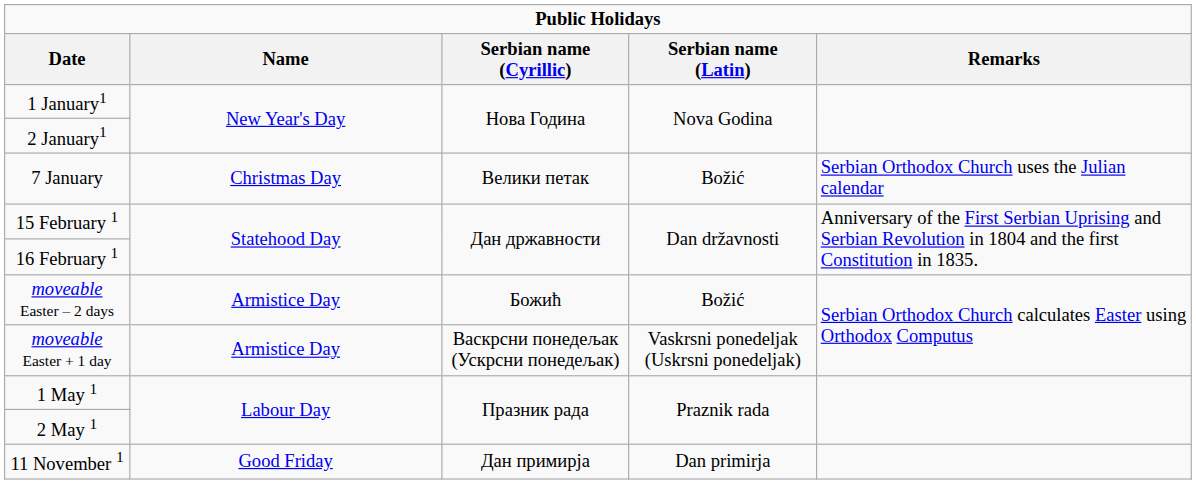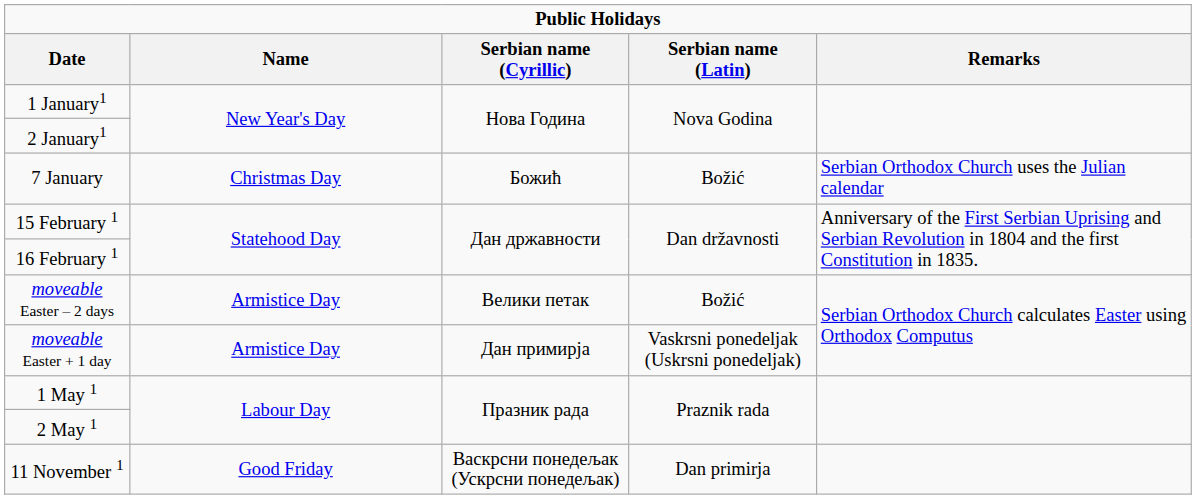(535, 178) Велики петак -> (535, 178) Божић
(535, 299) Божић -> (535, 299) Велики петак
(535, 350) Васкрсни понедељак (Ускрсни понедељак) -> (535, 350) Дан примирја
(535, 461) Дан примирја -> (535, 469) Васкрсни понедељак (Ускрсни понедељак)
